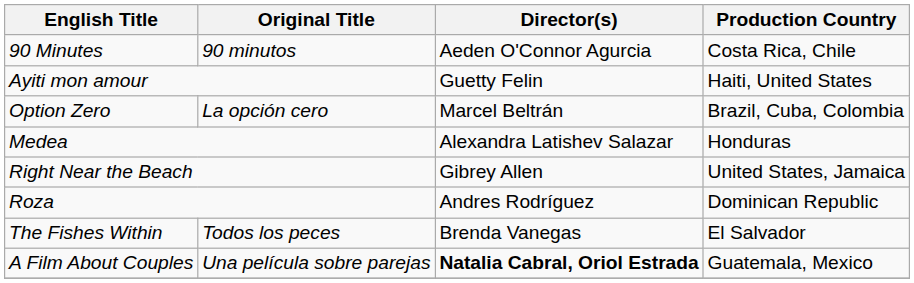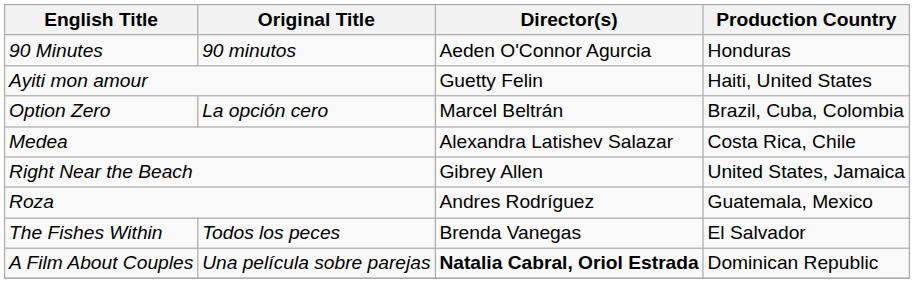(782, 50) Costa Rica, Chile -> (749, 50) Honduras
(749, 141) Honduras -> (782, 141) Costa Rica, Chile
(793, 202) Dominican Republic -> (790, 202) Guatemala, Mexico
(790, 263) Guatemala, Mexico -> (793, 263) Dominican Republic
